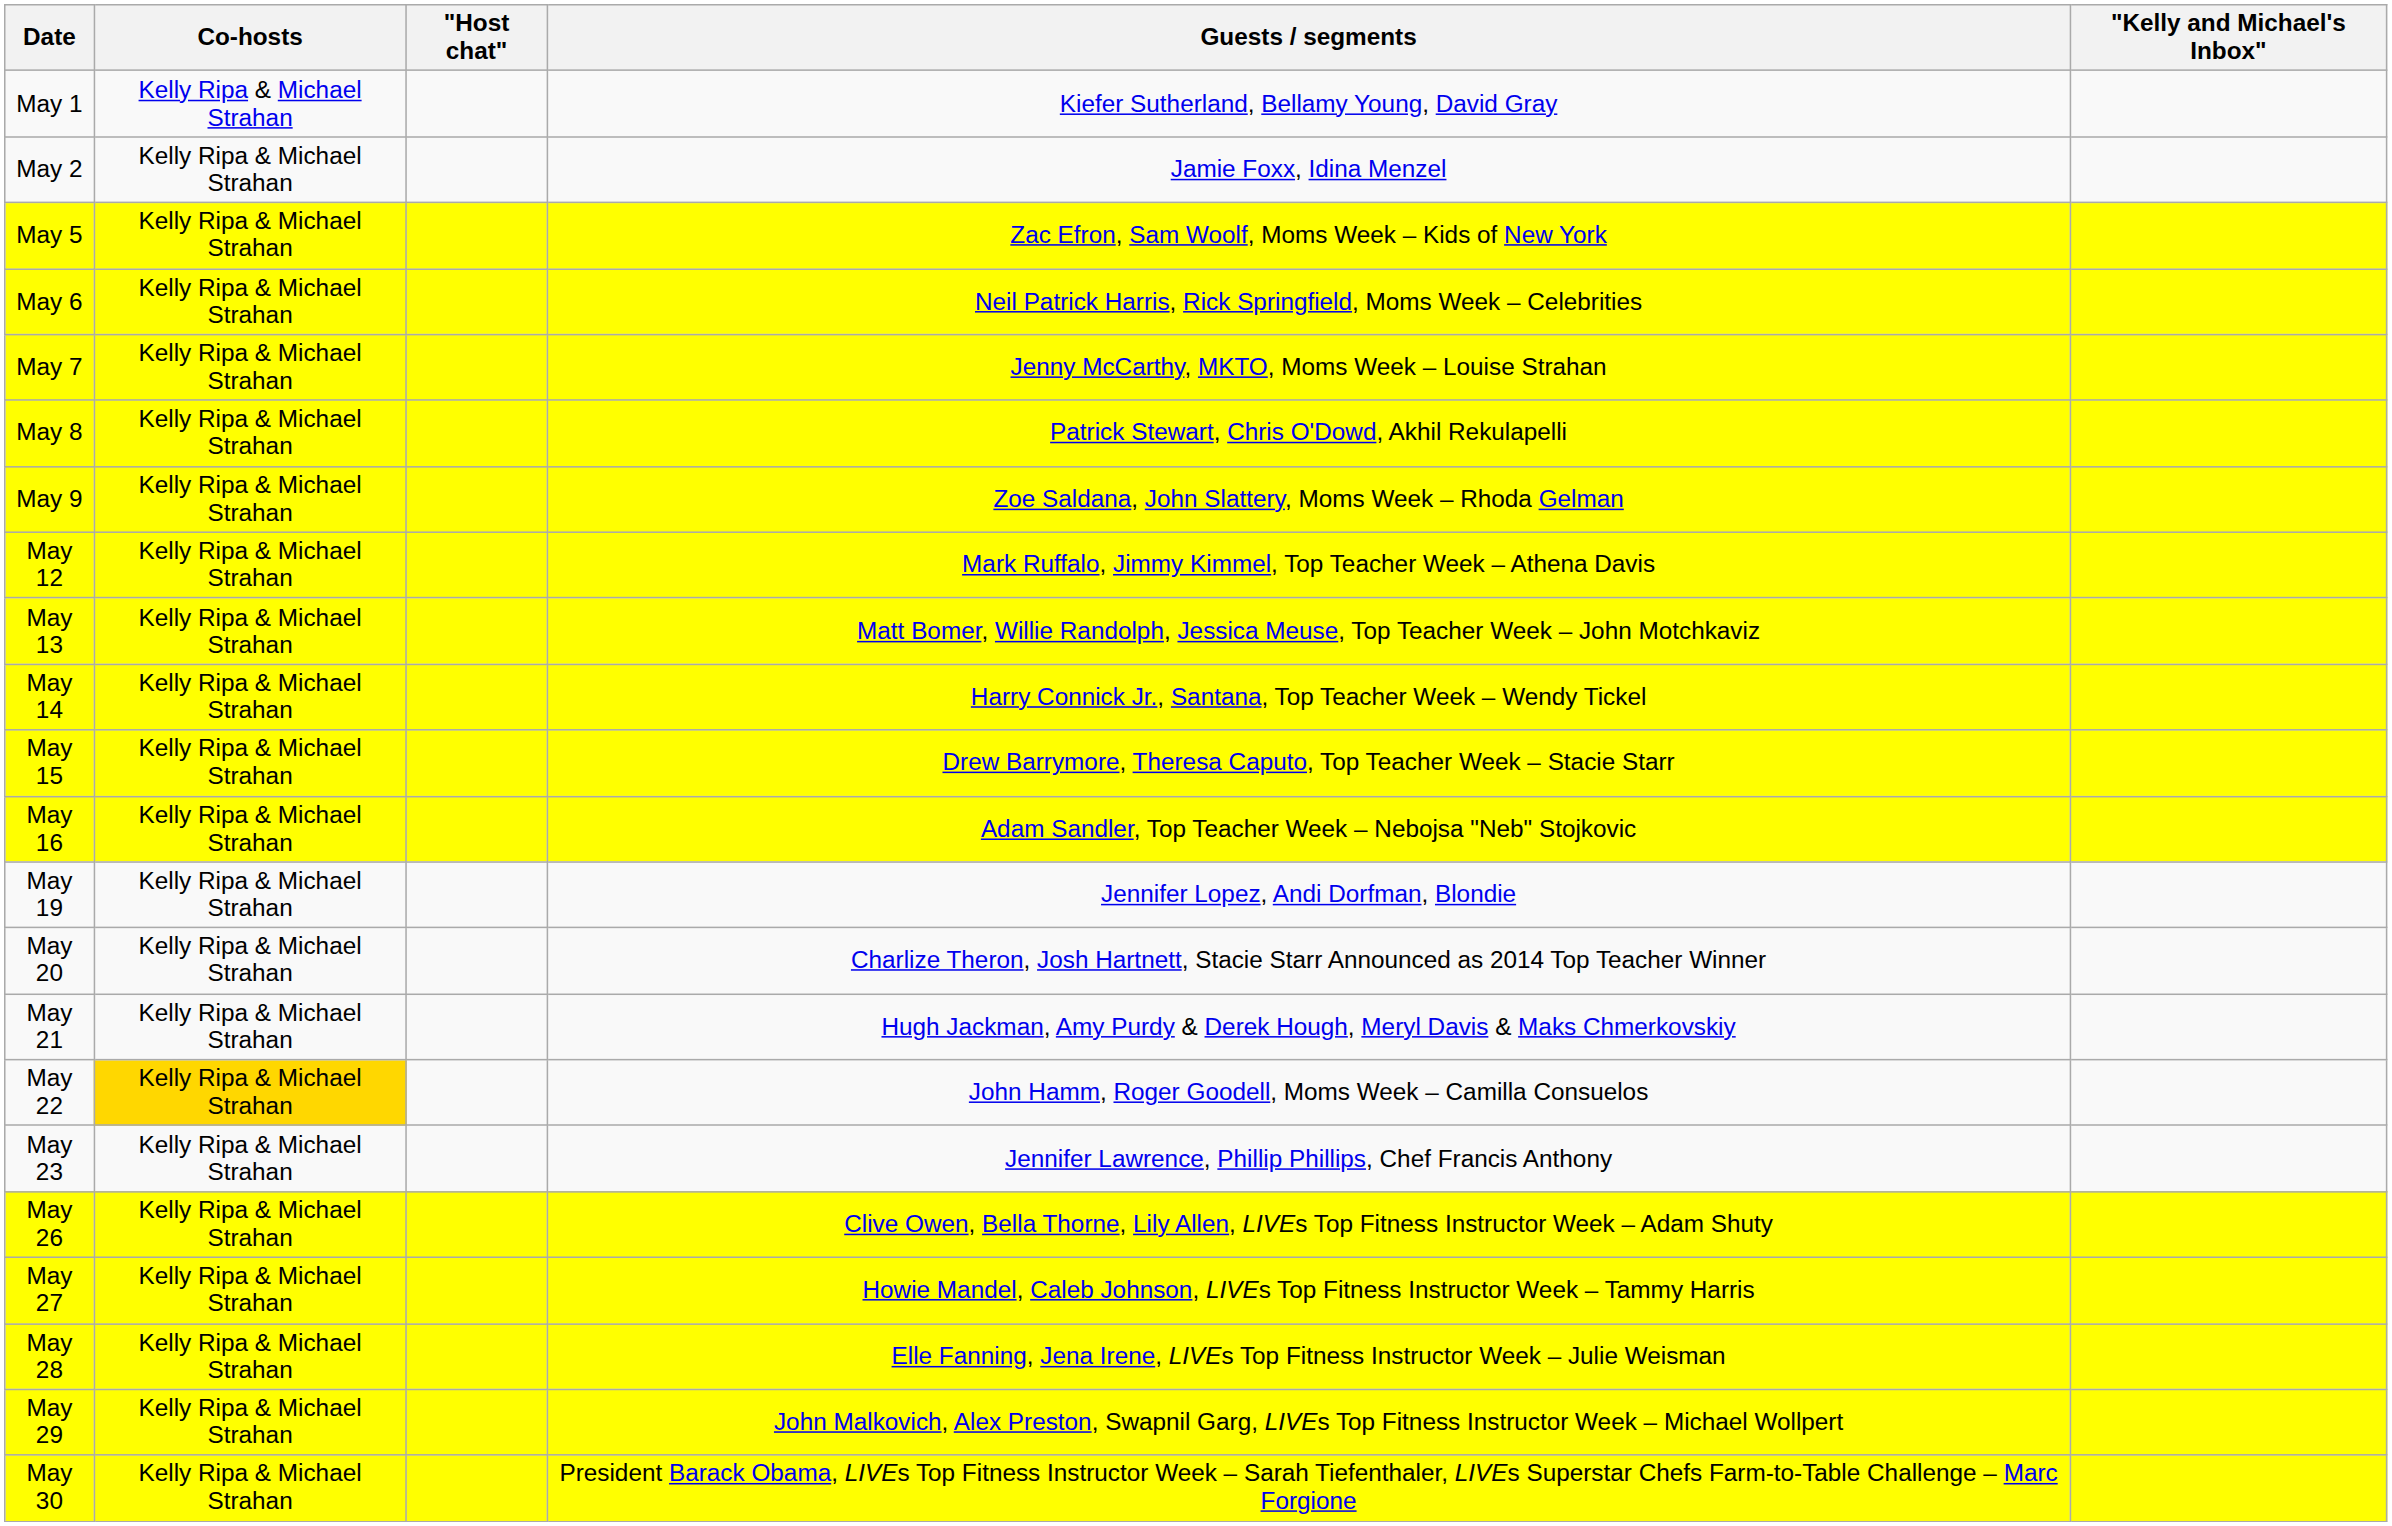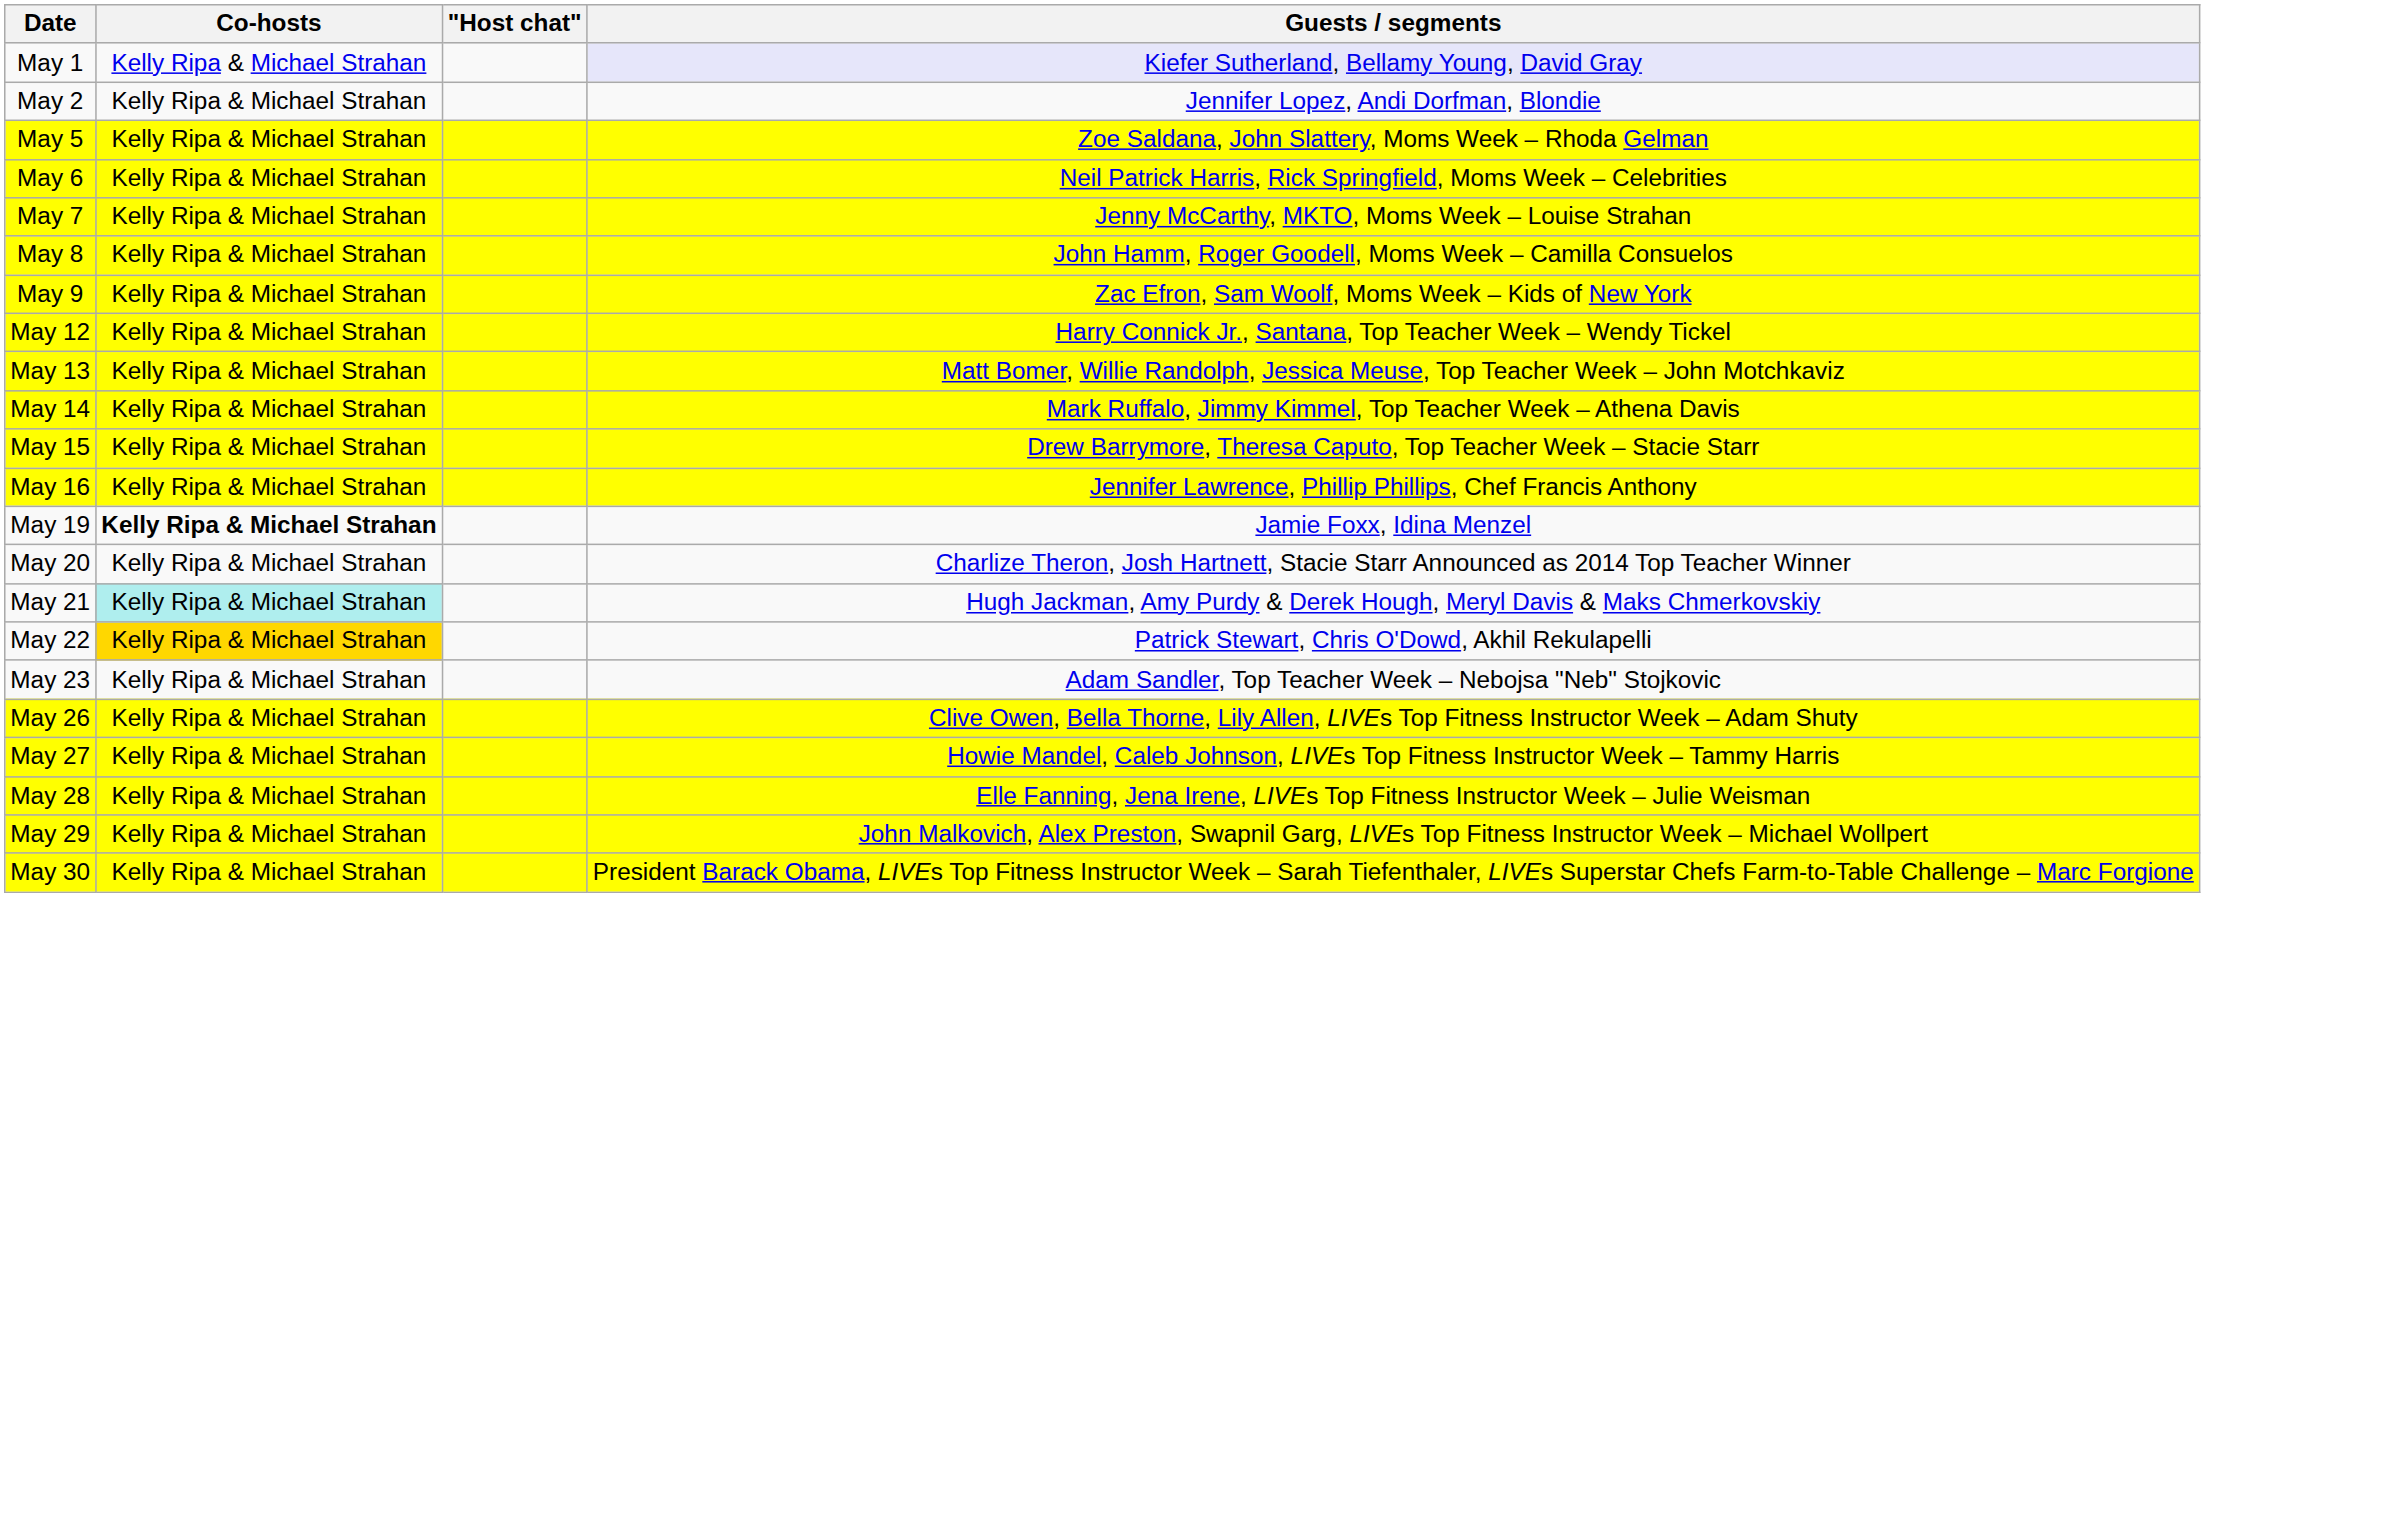- column: (2228, 37)
(1309, 103) no background -> (1393, 62) lavender background
(1309, 169) Jamie Foxx, Idina Menzel -> (1393, 100) Jennifer Lopez, Andi Dorfman, Blondie
(1309, 235) Zac Efron, Sam Woolf, Moms Week – Kids of New York -> (1393, 139) Zoe Saldana, John Slattery, Moms Week – Rhoda Gelman
(1309, 433) Patrick Stewart, Chris O'Dowd, Akhil Rekulapelli -> (1393, 255) John Hamm, Roger Goodell, Moms Week – Camilla Consuelos
(1309, 498) Zoe Saldana, John Slattery, Moms Week – Rhoda Gelman -> (1393, 293) Zac Efron, Sam Woolf, Moms Week – Kids of New York
(1309, 564) Mark Ruffalo, Jimmy Kimmel, Top Teacher Week – Athena Davis -> (1393, 332) Harry Connick Jr., Santana, Top Teacher Week – Wendy Tickel
(1309, 696) Harry Connick Jr., Santana, Top Teacher Week – Wendy Tickel -> (1393, 409) Mark Ruffalo, Jimmy Kimmel, Top Teacher Week – Athena Davis
(1309, 828) Adam Sandler, Top Teacher Week – Nebojsa "Neb" Stojkovic -> (1393, 486) Jennifer Lawrence, Phillip Phillips, Chef Francis Anthony
(250, 894) normal -> (269, 525) bold
(1309, 894) Jennifer Lopez, Andi Dorfman, Blondie -> (1393, 525) Jamie Foxx, Idina Menzel
(250, 1026) no background -> (269, 602) paleturquoise background
(1309, 1092) John Hamm, Roger Goodell, Moms Week – Camilla Consuelos -> (1393, 640) Patrick Stewart, Chris O'Dowd, Akhil Rekulapelli
(1309, 1158) Jennifer Lawrence, Phillip Phillips, Chef Francis Anthony -> (1393, 679) Adam Sandler, Top Teacher Week – Nebojsa "Neb" Stojkovic
